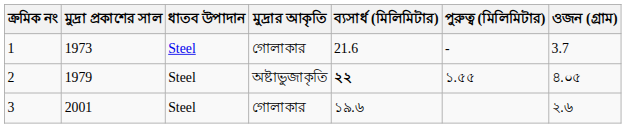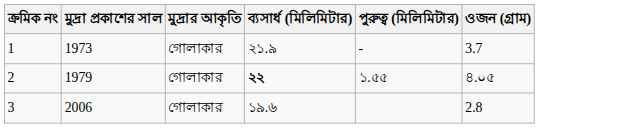- column: (207, 18)
(346, 48) 21.6 -> (262, 48) ২১.৯
(290, 77) অষ্টাভুজাকৃতি -> (195, 77) গোলাকার
(78, 107) 2001 -> (78, 107) 2006
(562, 107) ২.৬ -> (474, 107) 2.8
